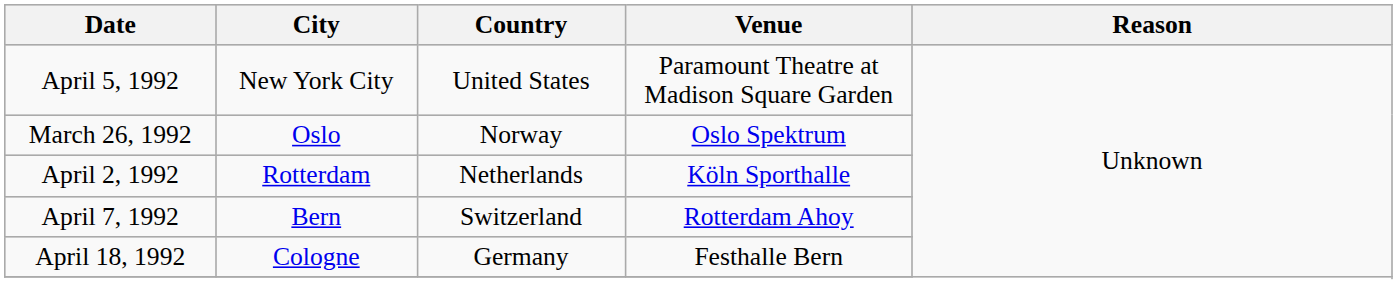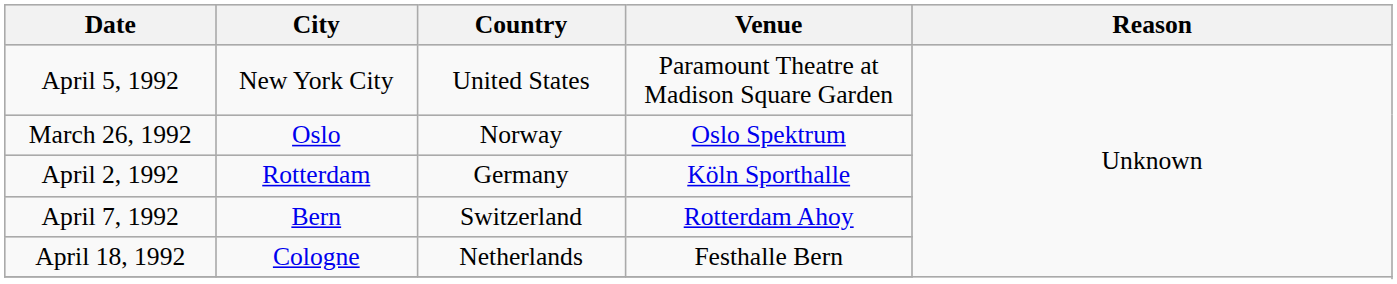(521, 175) Netherlands -> (521, 175) Germany
(521, 256) Germany -> (521, 256) Netherlands
